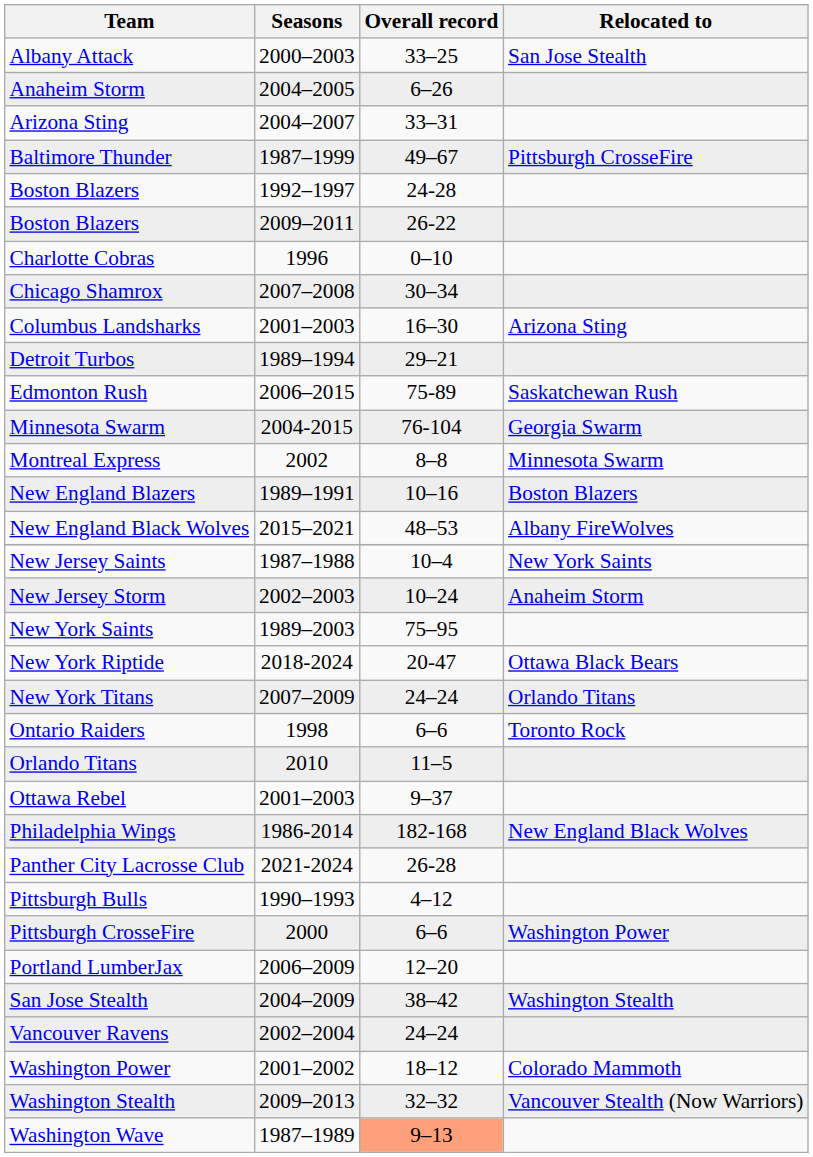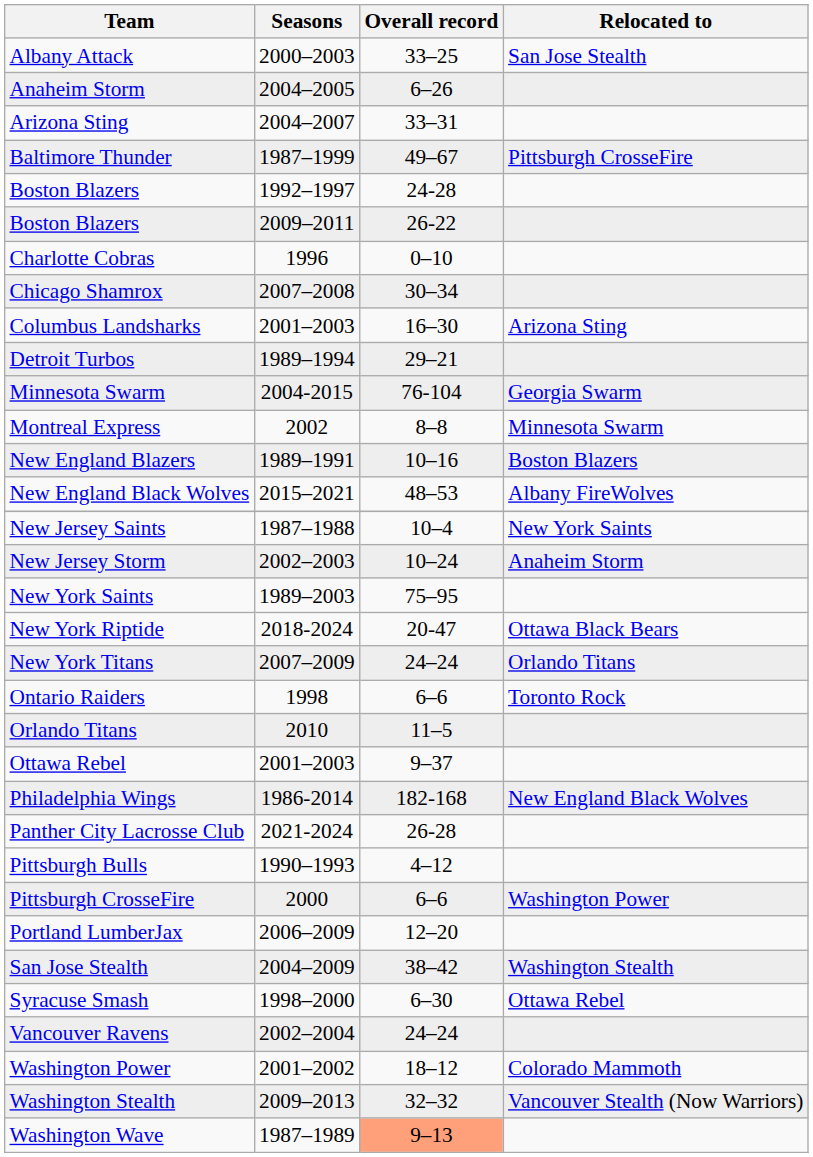- row: (78, 392)
+ row: (79, 1000)
